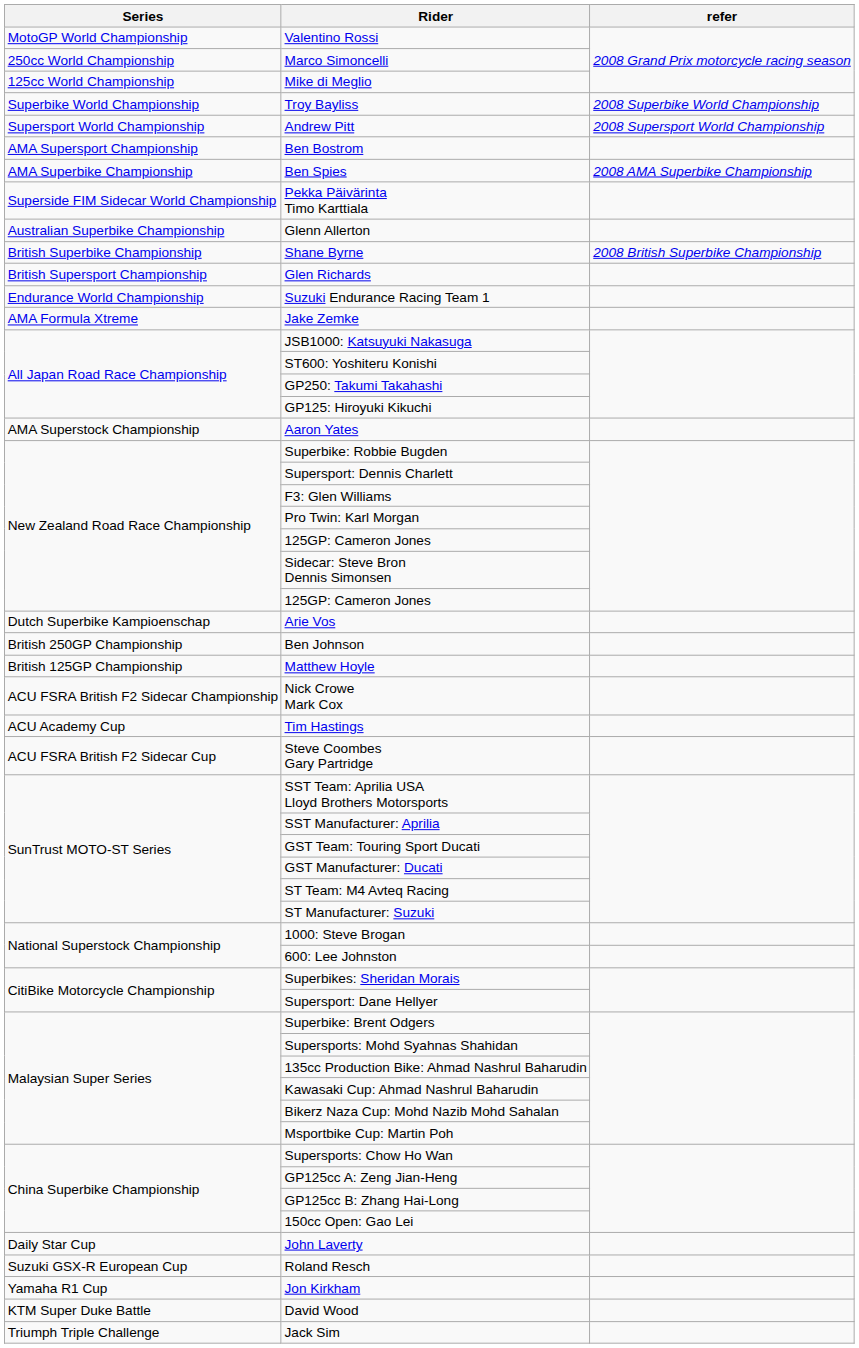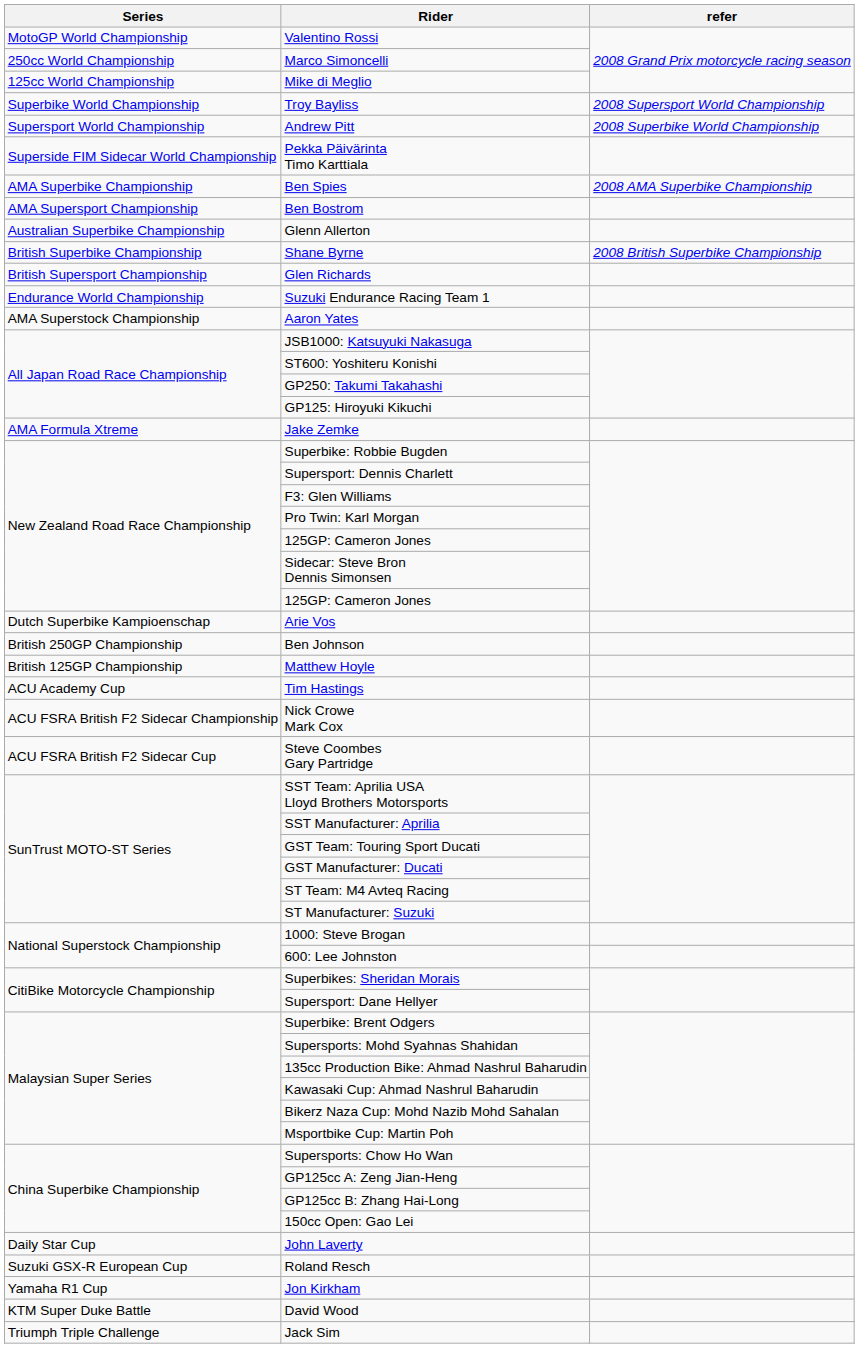(706, 104) 2008 Superbike World Championship -> (709, 104) 2008 Supersport World Championship
(709, 126) 2008 Supersport World Championship -> (706, 126) 2008 Superbike World Championship
rows swapped: (142, 200) <-> (103, 148)
rows swapped: (73, 319) <-> (104, 429)
rows swapped: (66, 726) <-> (143, 696)
